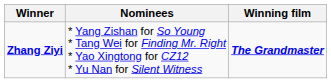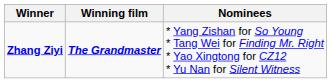columns swapped: (278, 13) <-> (147, 13)
